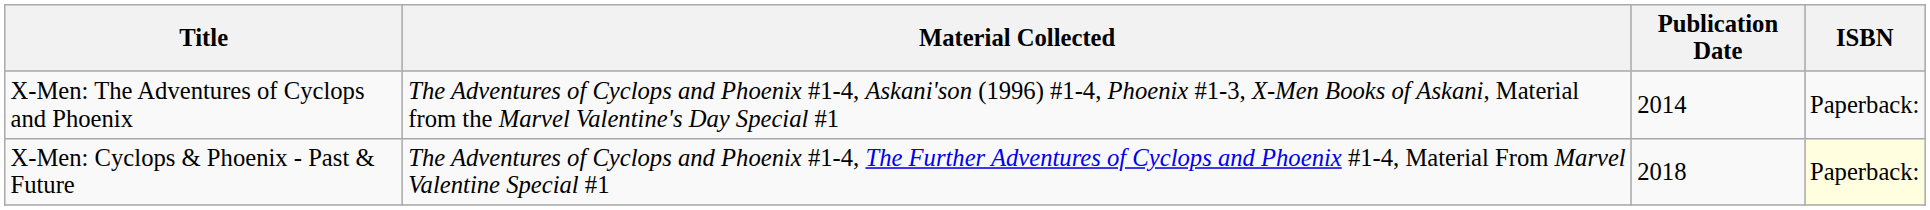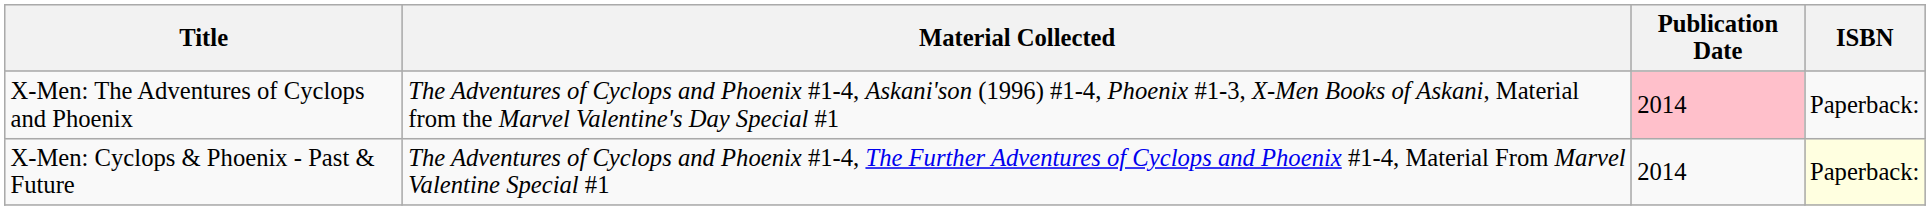(1662, 104) no background -> (1662, 104) pink background
(1662, 171) 2018 -> (1662, 171) 2014
